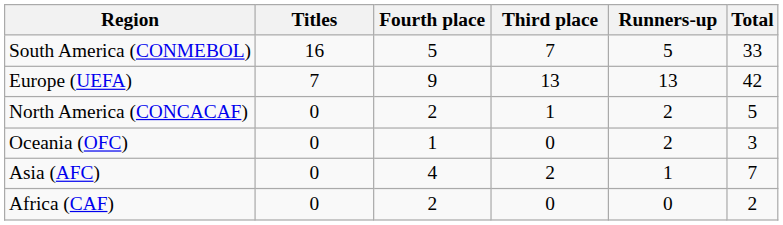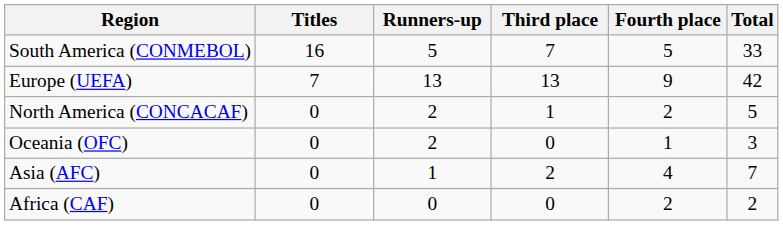columns swapped: (668, 19) <-> (432, 19)
